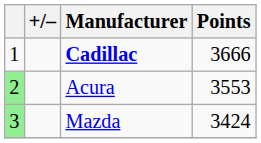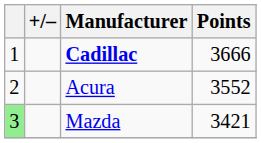(14, 88) lightgreen background -> (14, 88) no background
(230, 88) 3553 -> (230, 88) 3552
(230, 121) 3424 -> (230, 121) 3421
